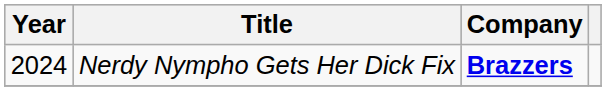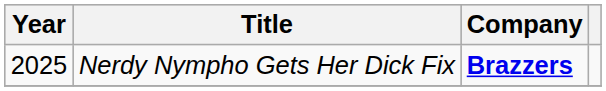(39, 65) 2024 -> (39, 65) 2025
